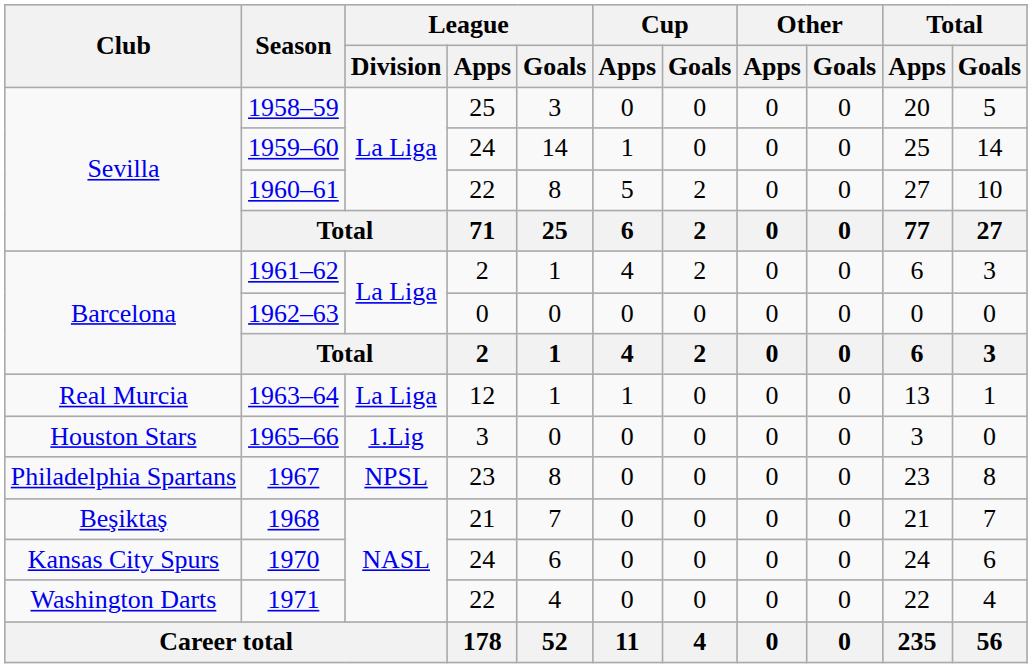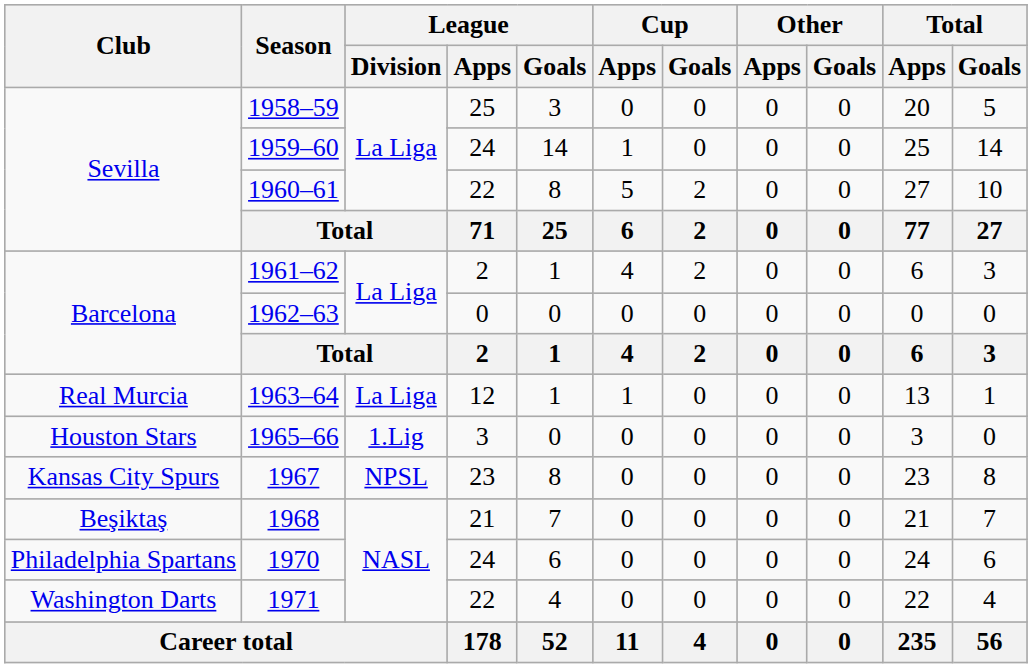(123, 477) Philadelphia Spartans -> (123, 477) Kansas City Spurs
(123, 559) Kansas City Spurs -> (123, 559) Philadelphia Spartans
